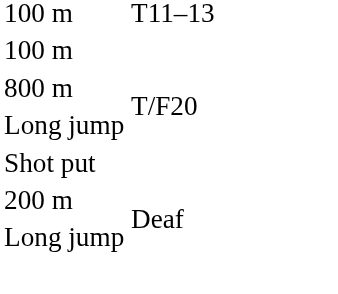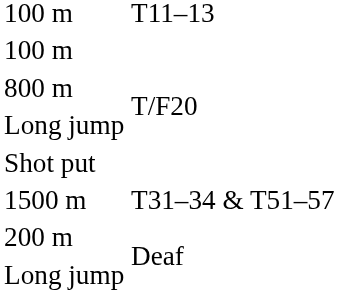+ row: (45, 200)
